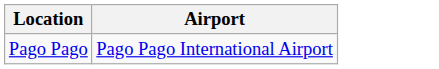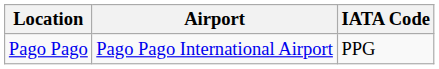+ column: (386, 19)
